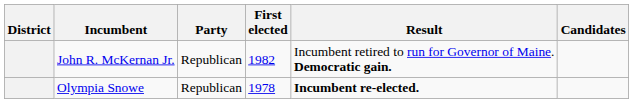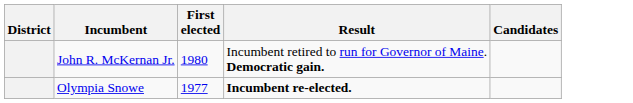- column: (211, 30)
(262, 59) 1982 -> (194, 59) 1980
(262, 88) 1978 -> (194, 88) 1977
